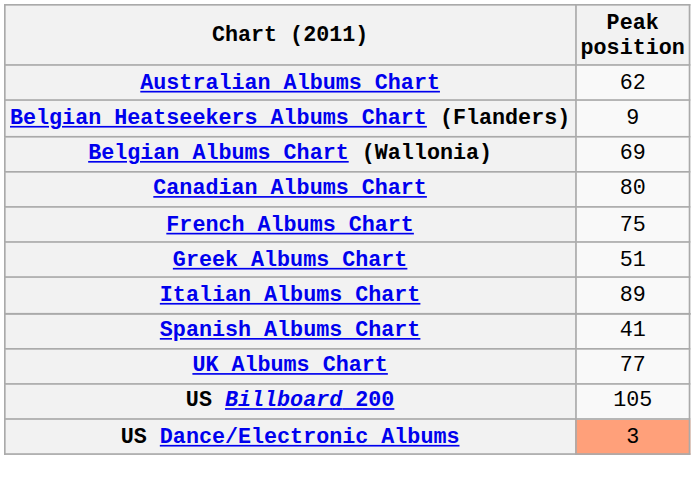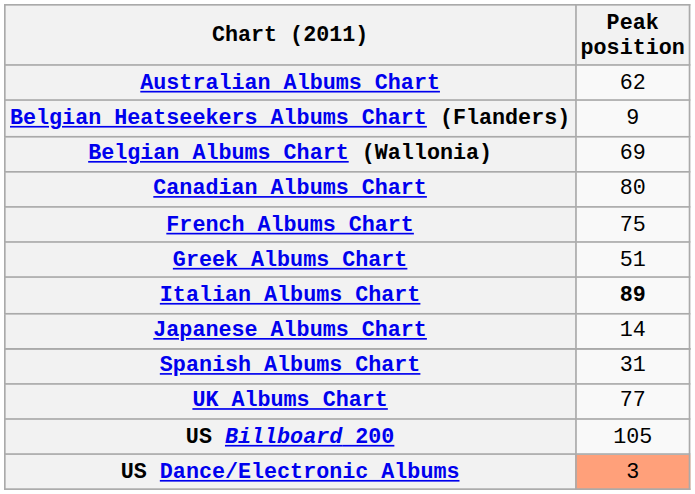(633, 295) normal -> (633, 295) bold
+ row: (290, 331)
(633, 331) 41 -> (633, 366) 31
